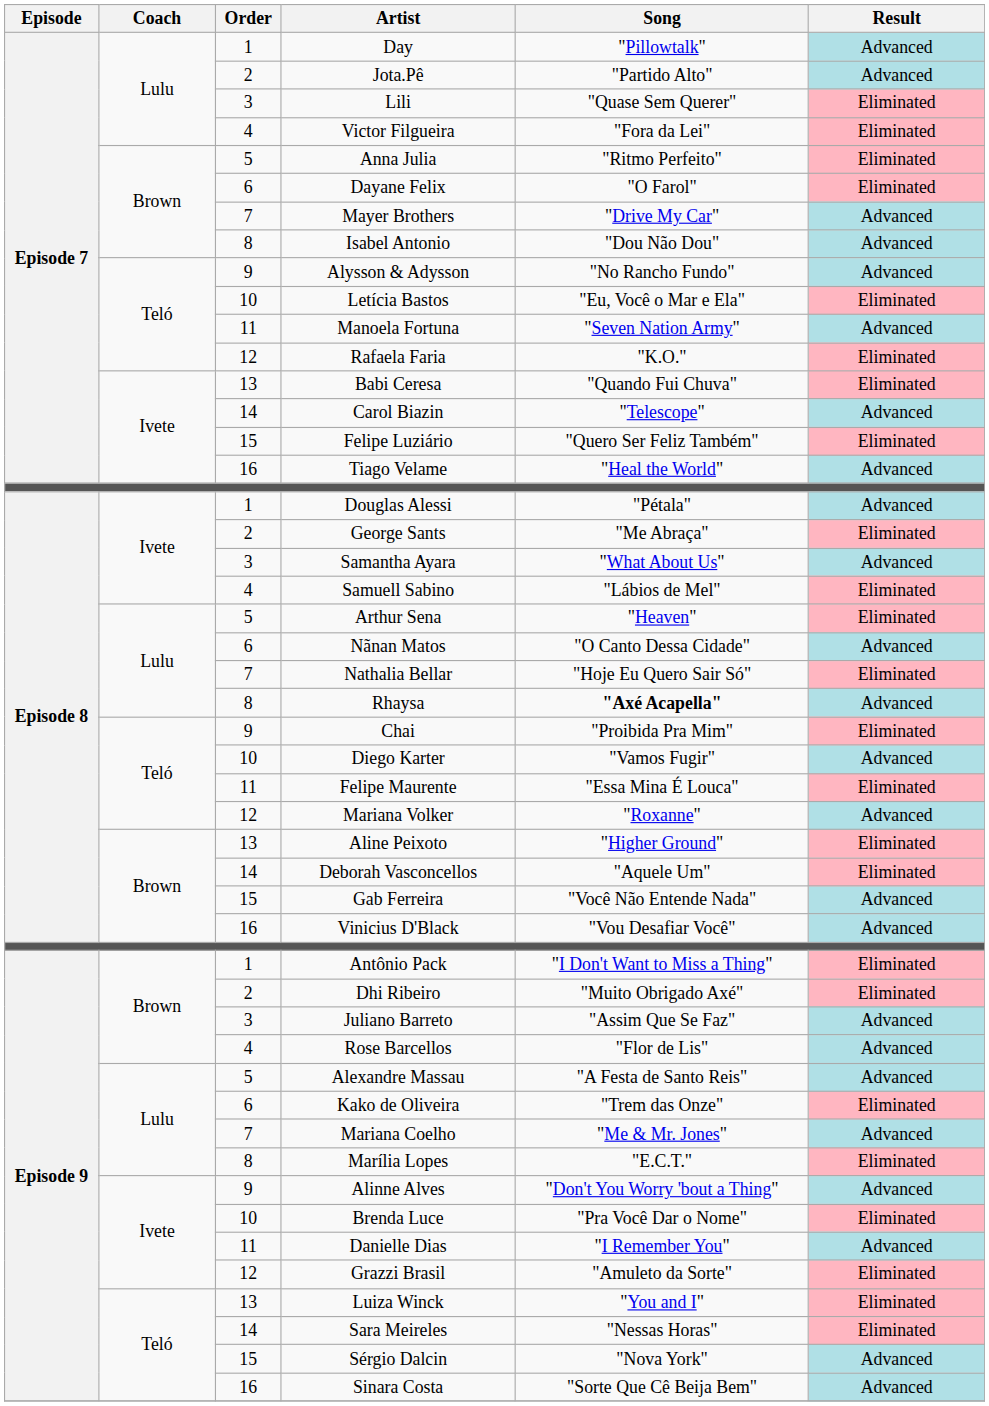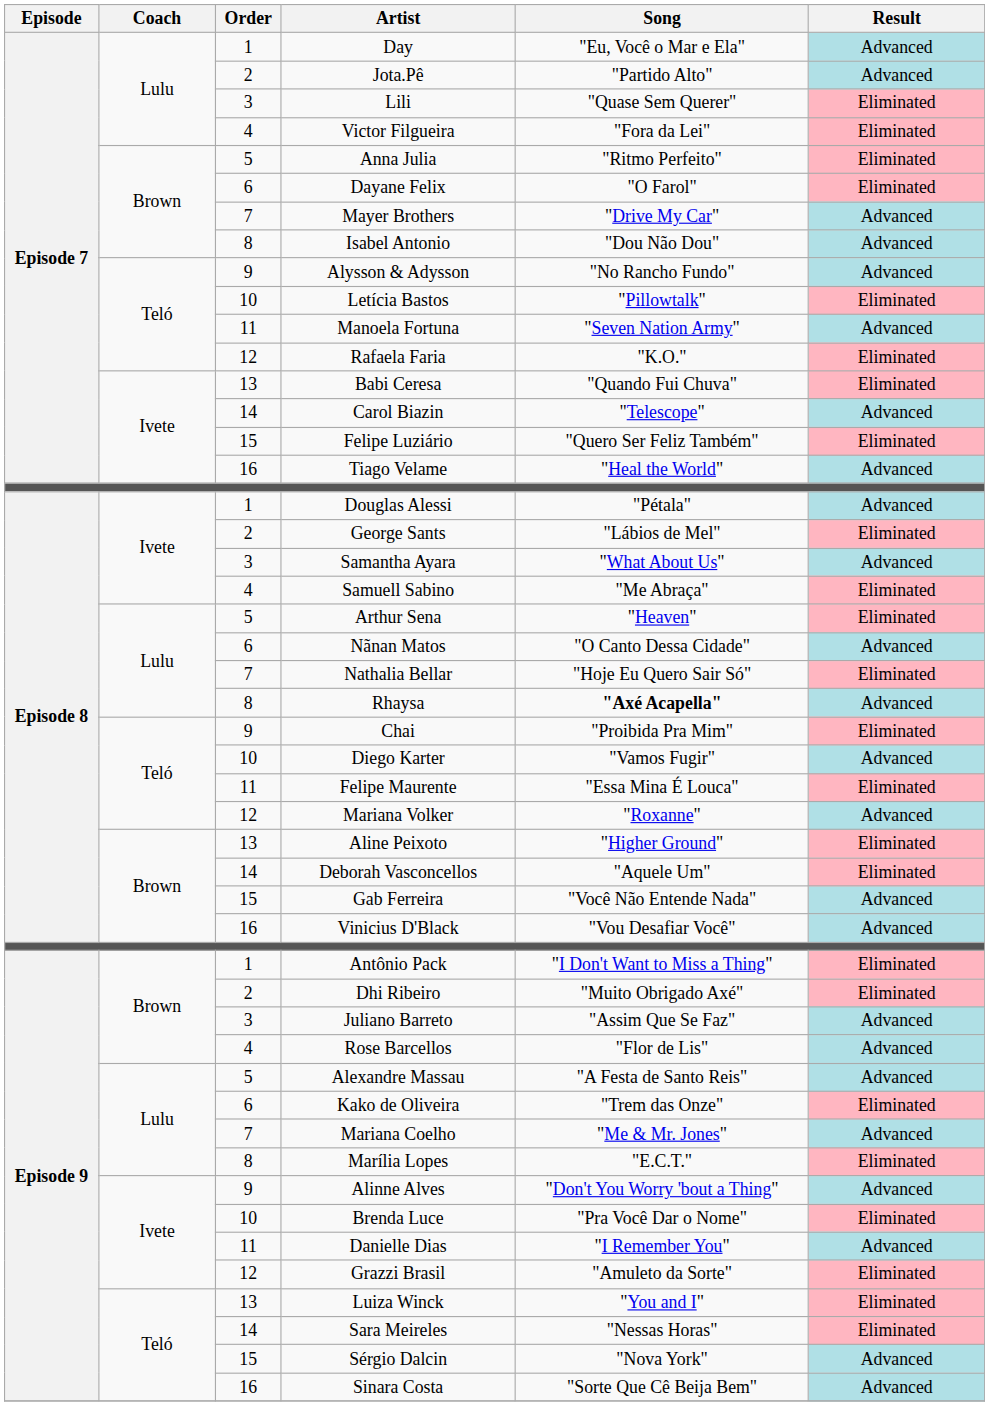(662, 46) "Pillowtalk" -> (662, 46) "Eu, Você o Mar e Ela"
(662, 300) "Eu, Você o Mar e Ela" -> (662, 300) "Pillowtalk"
(662, 533) "Me Abraça" -> (662, 533) "Lábios de Mel"
(662, 590) "Lábios de Mel" -> (662, 590) "Me Abraça"
